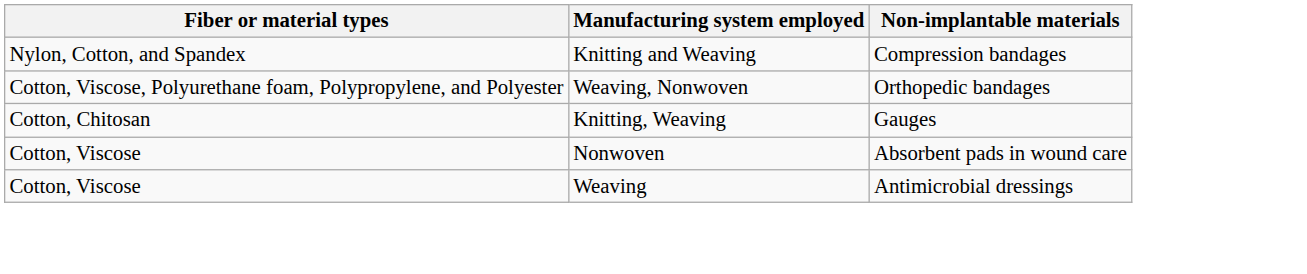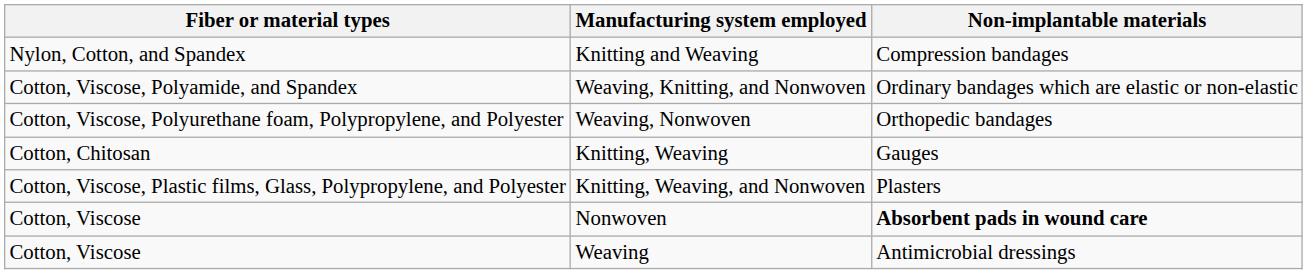+ row: (721, 86)
+ row: (720, 185)
(1000, 152) normal -> (1012, 218) bold
